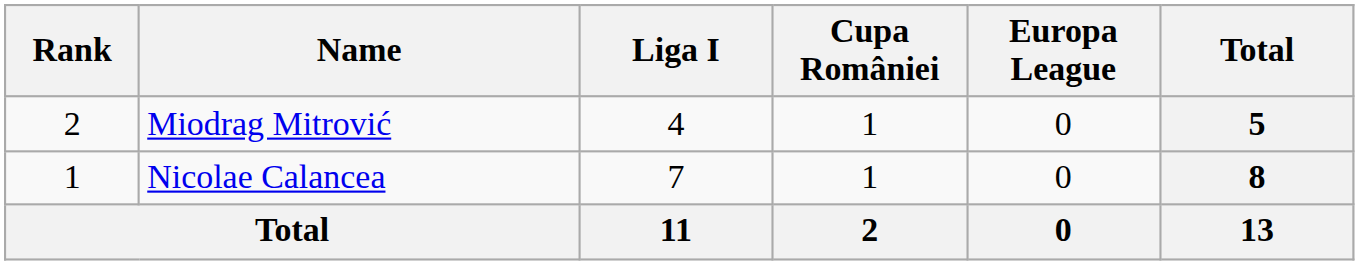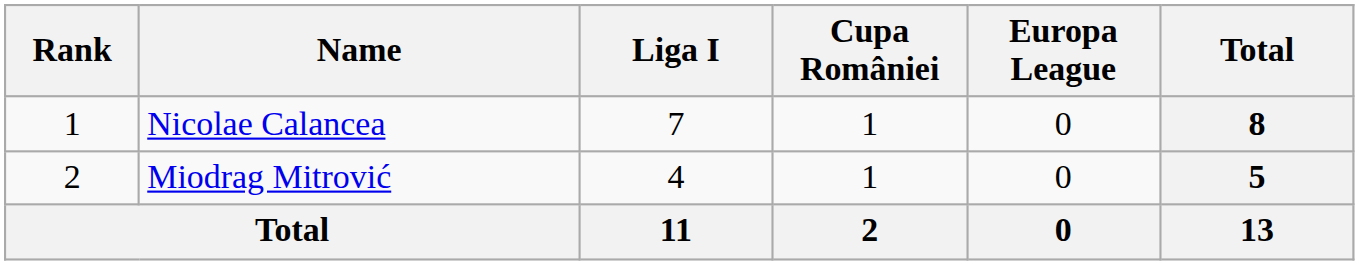rows swapped: (266, 177) <-> (269, 123)
